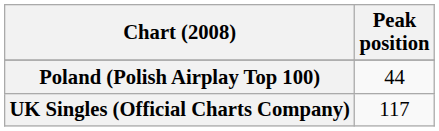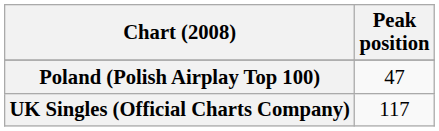(394, 76) 44 -> (394, 76) 47
